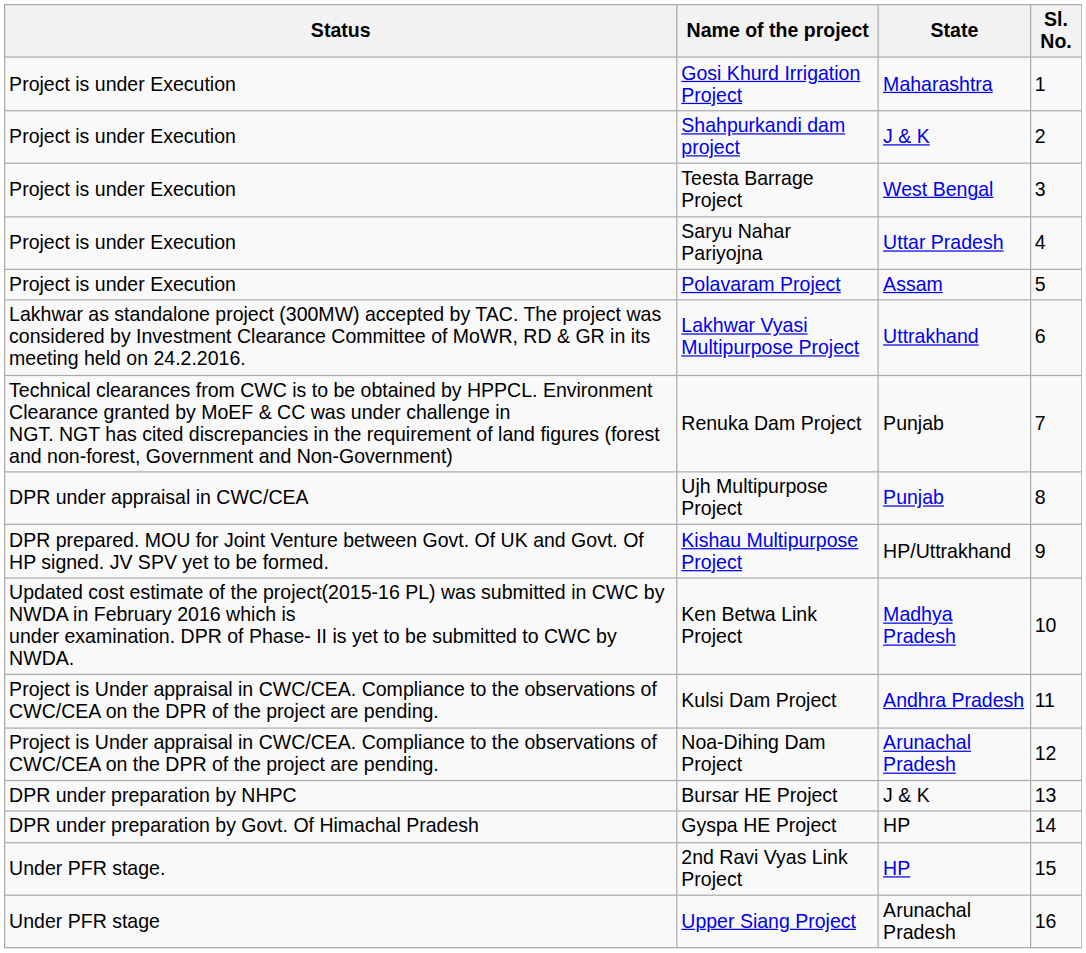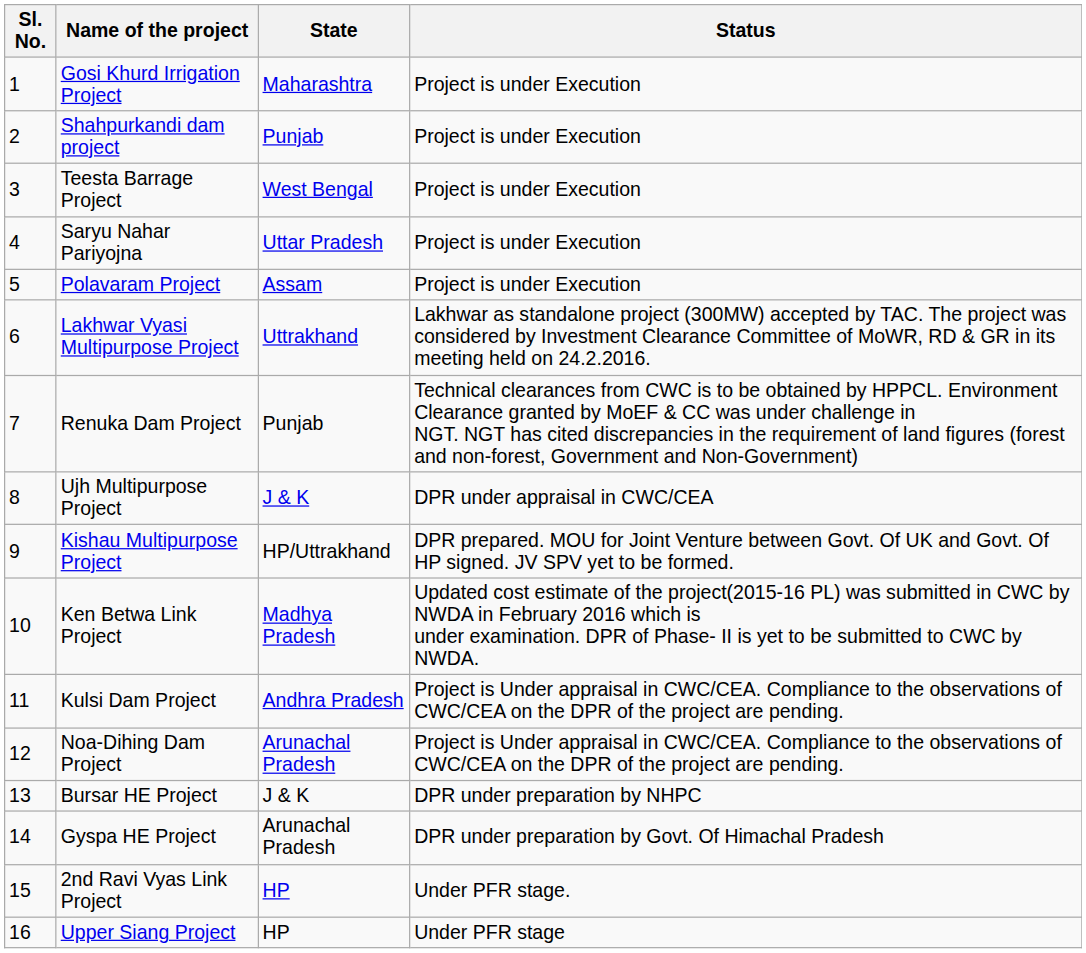columns swapped: (1056, 30) <-> (341, 30)
(906, 136) J & K -> (293, 136) Punjab
(914, 498) Punjab -> (286, 498) J & K
(897, 826) HP -> (307, 837) Arunachal Pradesh
(927, 921) Arunachal Pradesh -> (276, 932) HP
